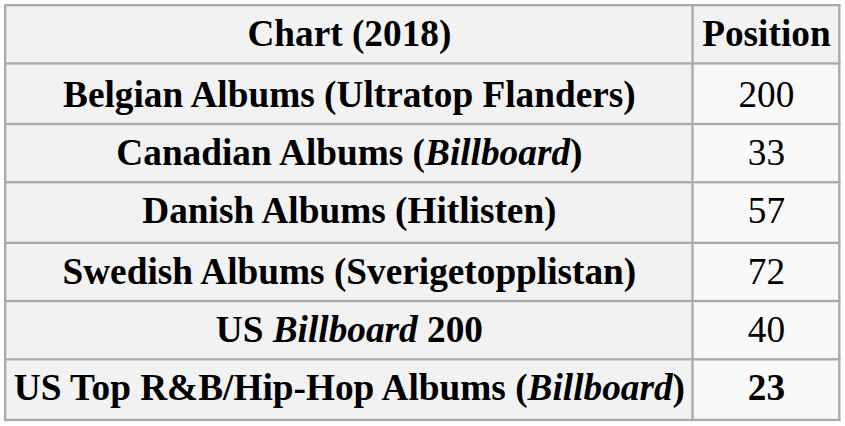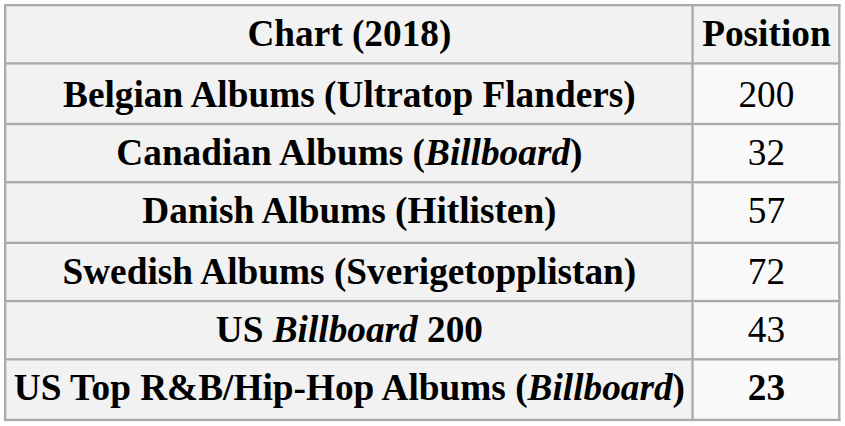(766, 152) 33 -> (766, 152) 32
(766, 329) 40 -> (766, 329) 43
